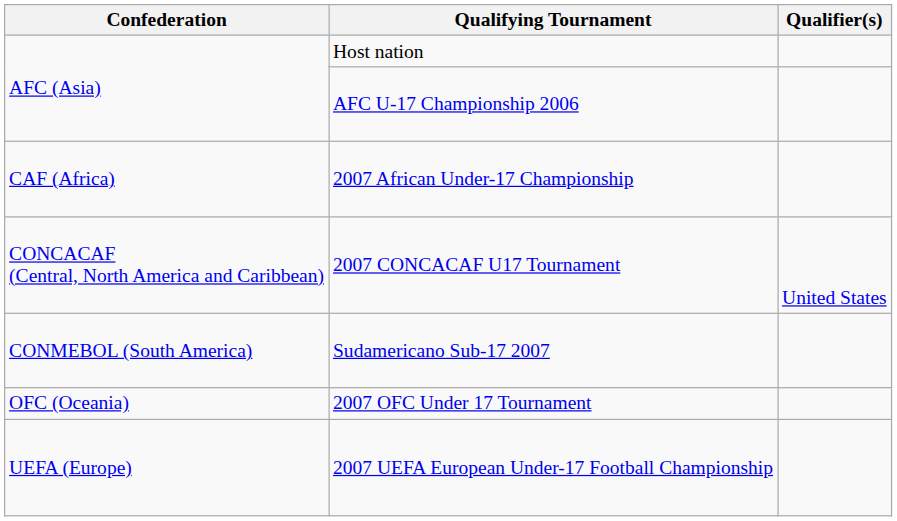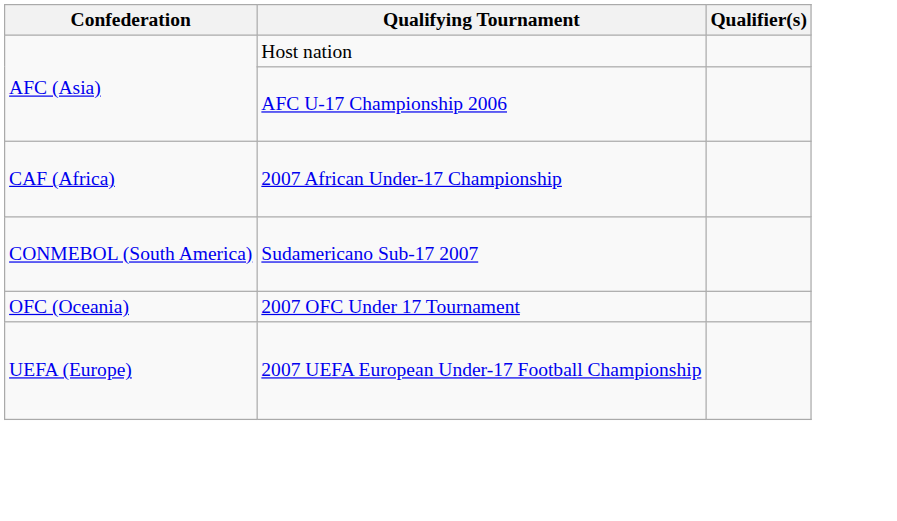- row: (477, 264)
